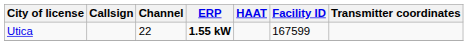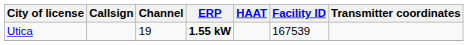(145, 31) 22 -> (145, 31) 19
(291, 31) 167599 -> (291, 31) 167539
